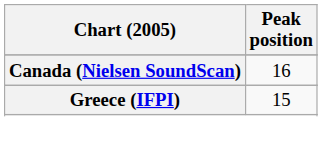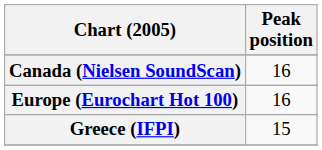+ row: (125, 99)
